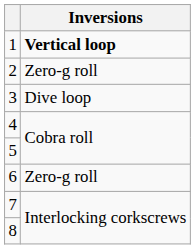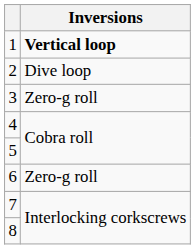(61, 71) Zero-g roll -> (58, 71) Dive loop
(58, 97) Dive loop -> (61, 97) Zero-g roll
